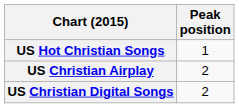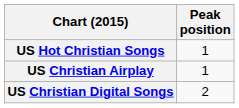(205, 71) 2 -> (205, 71) 1
